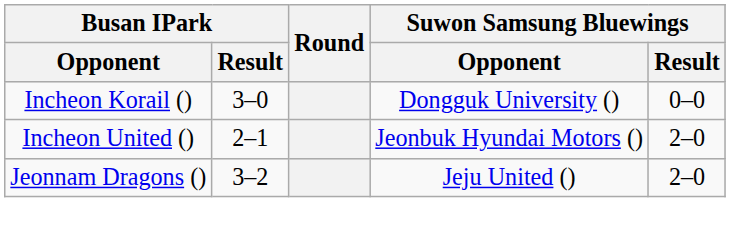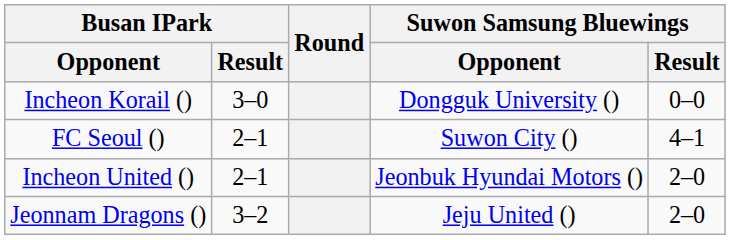+ row: (108, 138)
